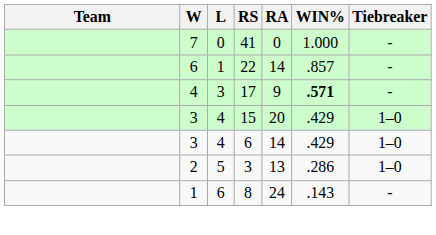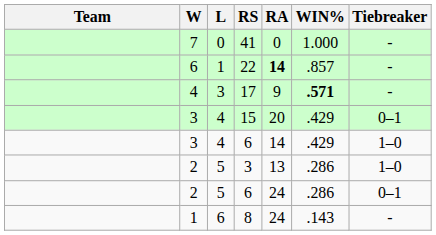(277, 67) normal -> (277, 67) bold
(390, 117) 1–0 -> (390, 117) 0–1
+ row: (194, 192)
